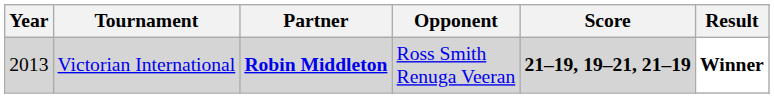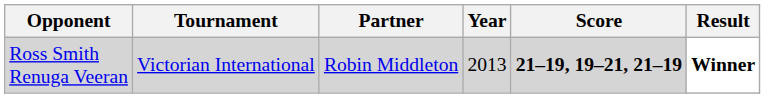columns swapped: (29, 21) <-> (456, 21)
(316, 64) bold -> (391, 64) normal
